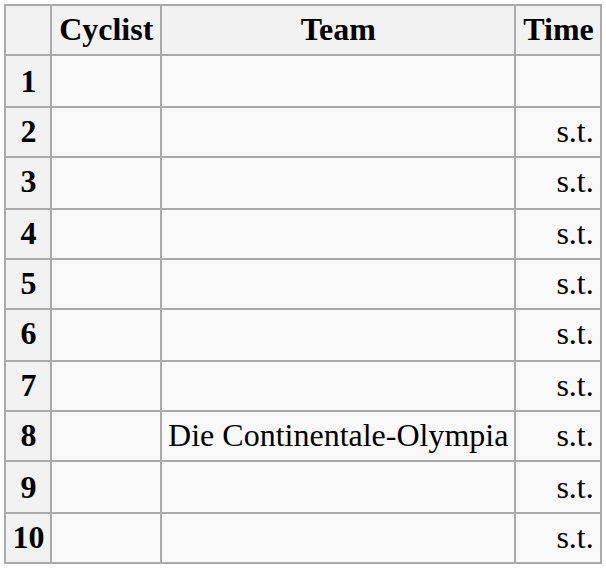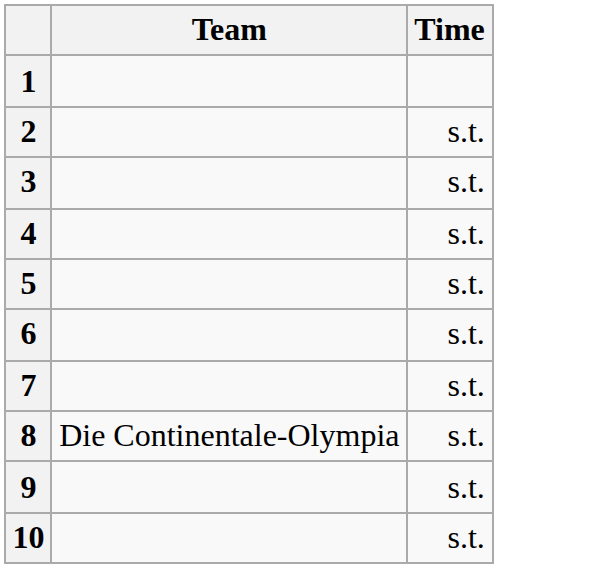- column: (106, 29)
